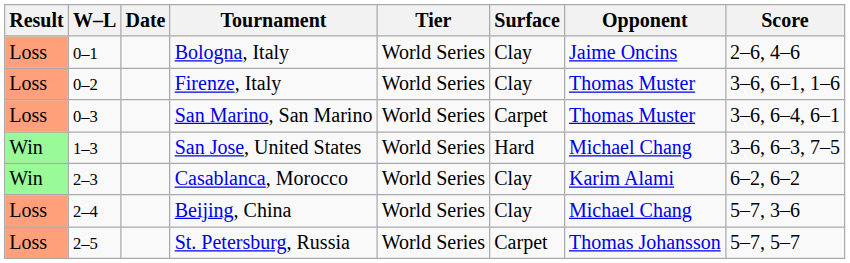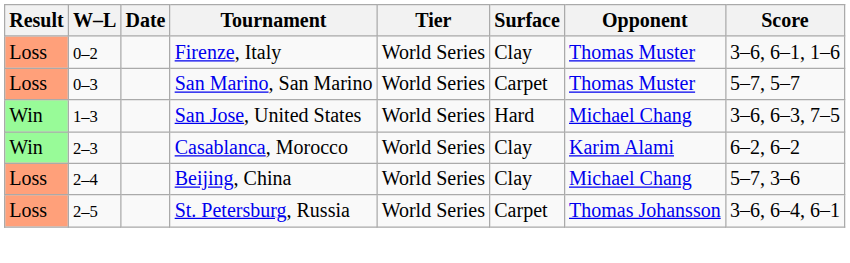- row: (232, 52)
(785, 115) 3–6, 6–4, 6–1 -> (765, 83) 5–7, 5–7
(765, 242) 5–7, 5–7 -> (785, 210) 3–6, 6–4, 6–1
